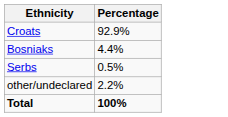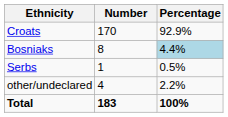+ column: (126, 13)
(110, 49) no background -> (172, 49) lightblue background
